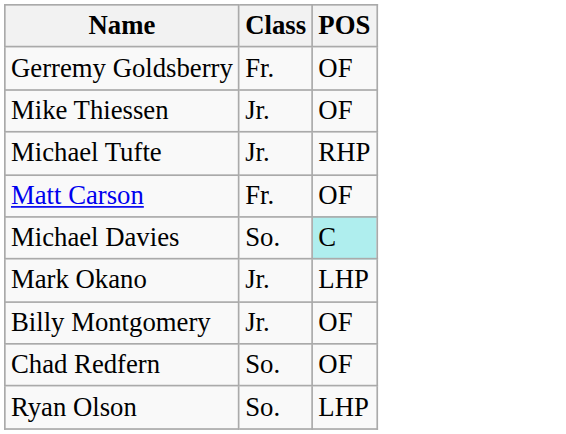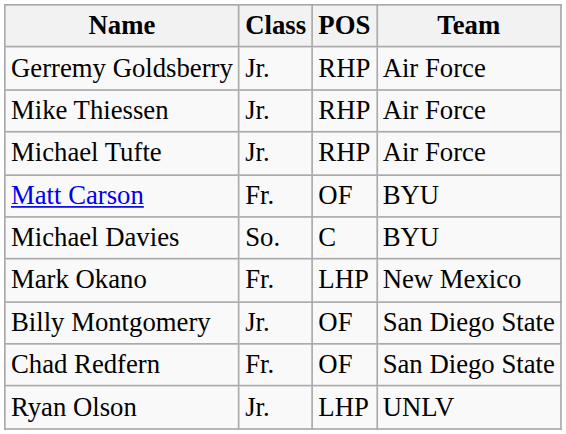+ column: (469, 25)
(260, 68) Fr. -> (257, 68) Jr.
(335, 68) OF -> (344, 68) RHP
(335, 110) OF -> (344, 110) RHP
(327, 237) paleturquoise background -> (327, 237) no background
(257, 279) Jr. -> (260, 279) Fr.
(263, 364) So. -> (260, 364) Fr.
(263, 407) So. -> (257, 407) Jr.
